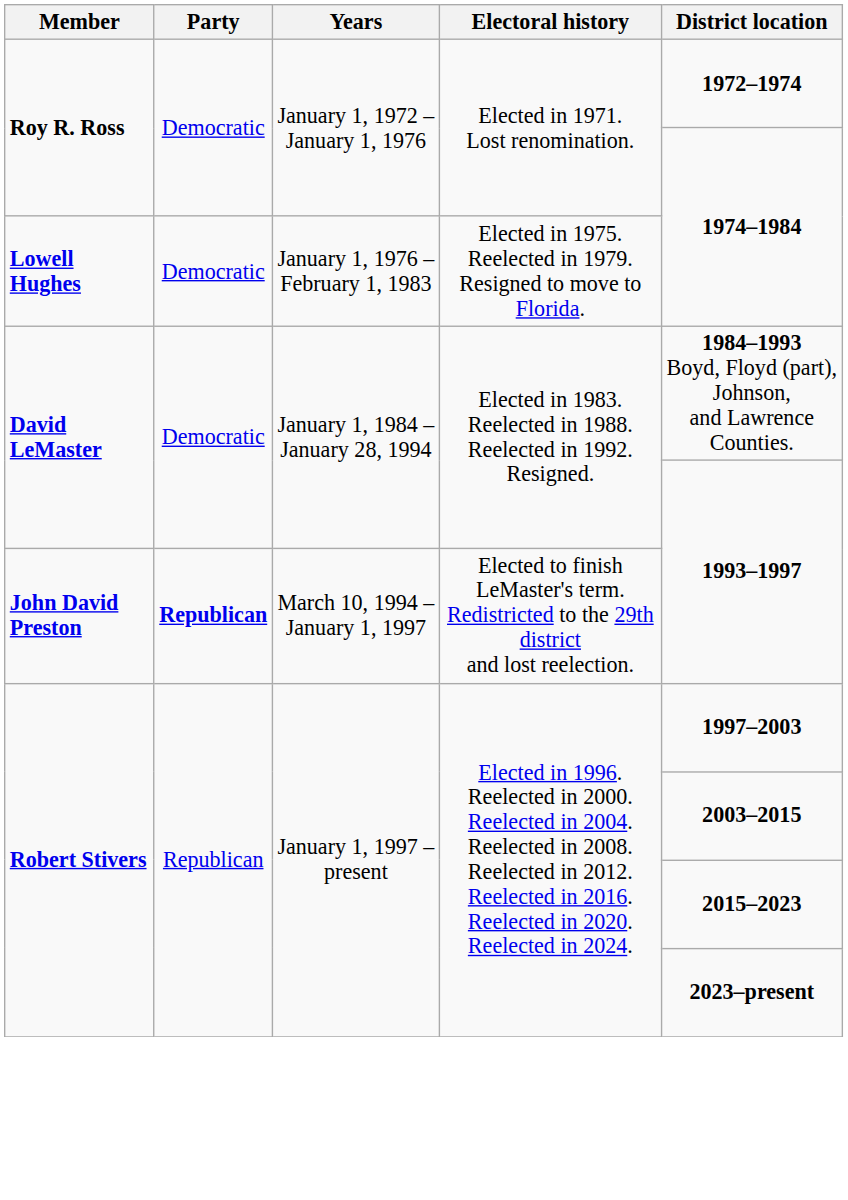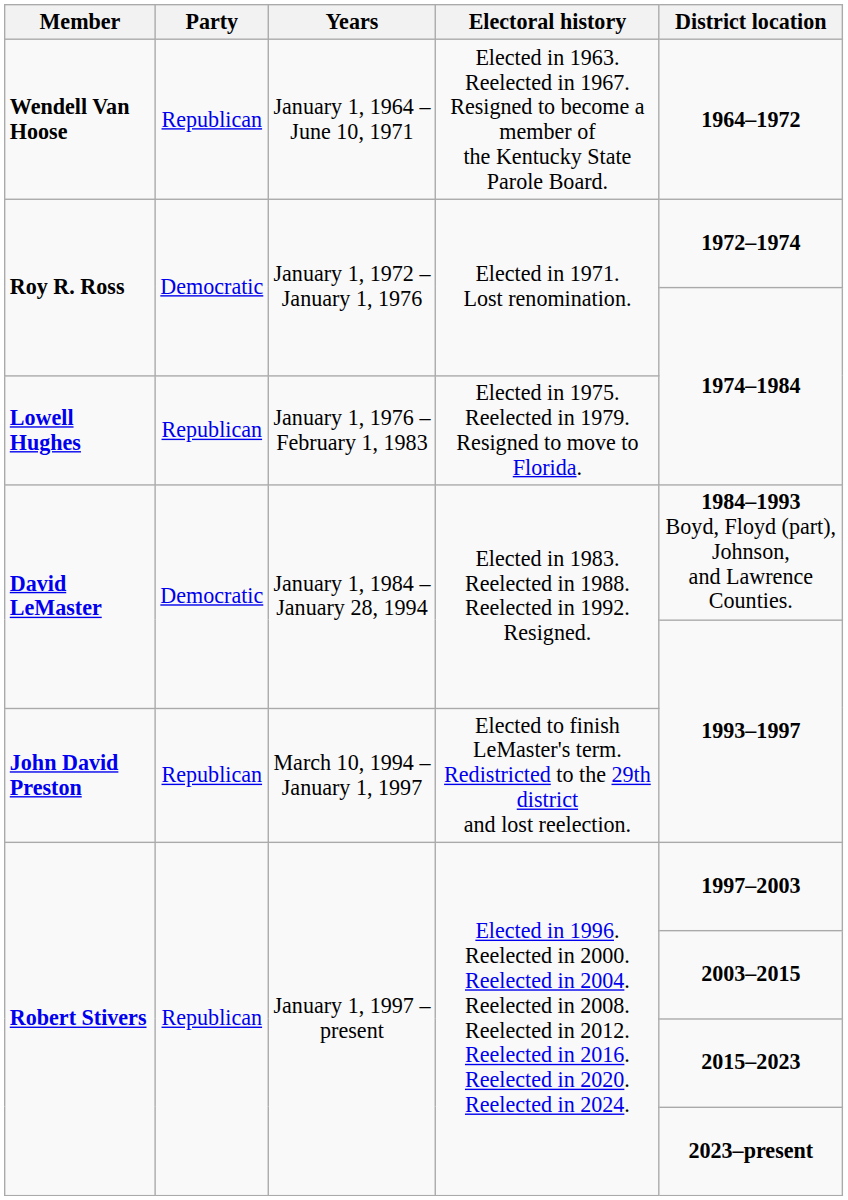+ row: (70, 119)
(213, 270) Democratic -> (212, 430) Republican
(213, 615) bold -> (212, 774) normal
